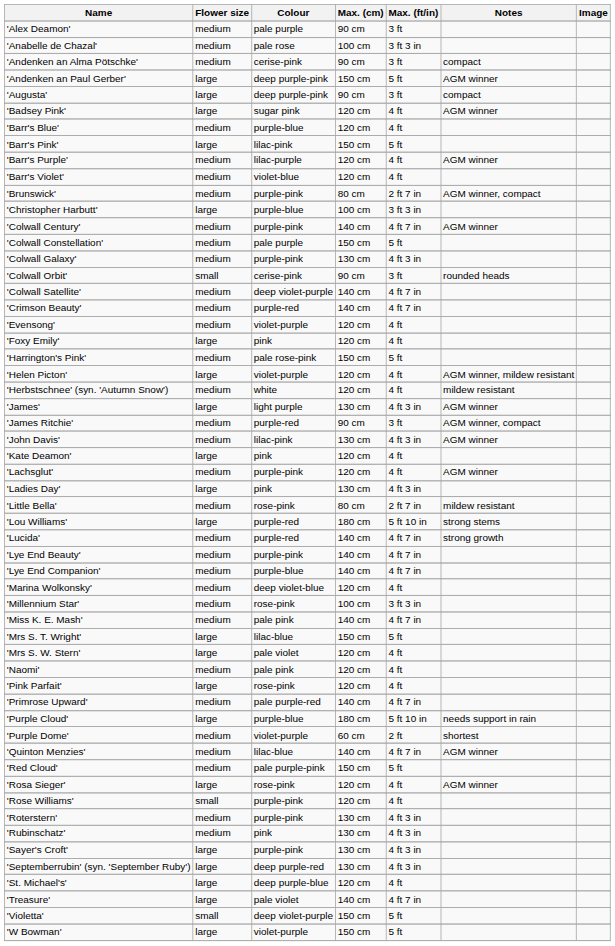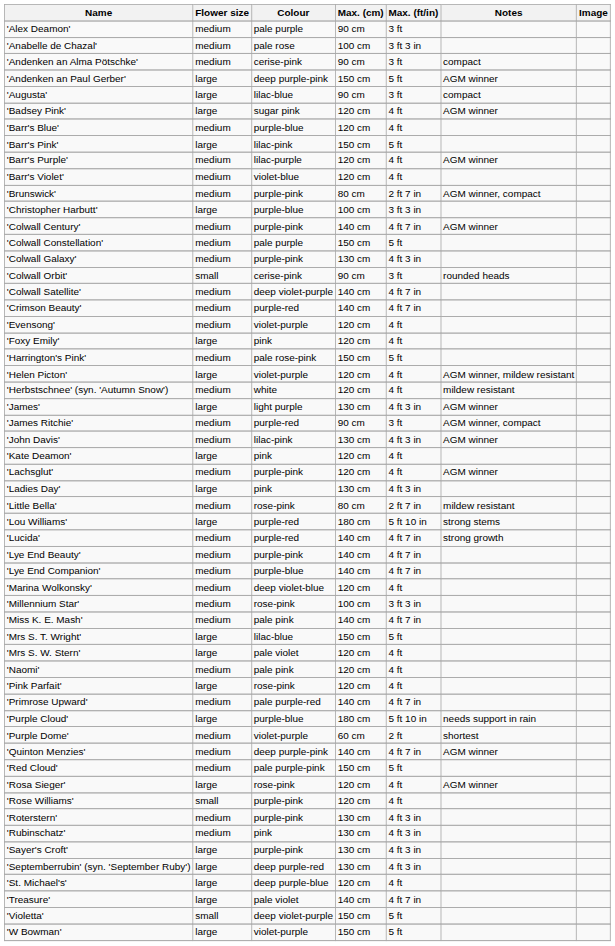(291, 95) deep purple-pink -> (273, 95) lilac-blue
(273, 751) lilac-blue -> (291, 751) deep purple-pink
